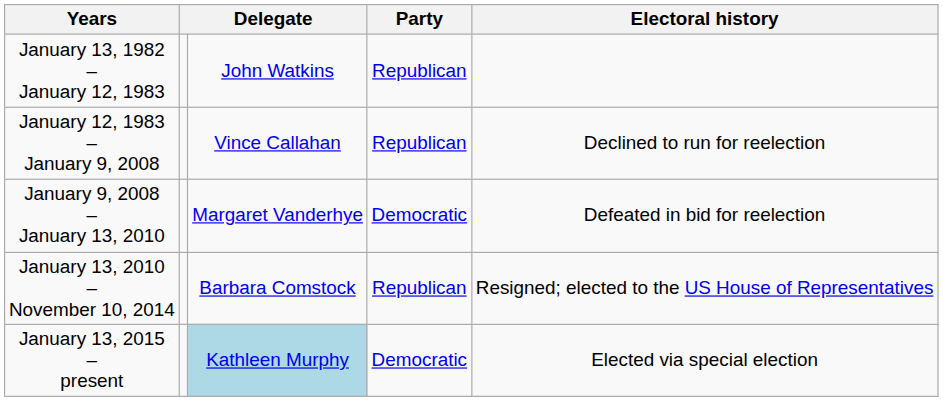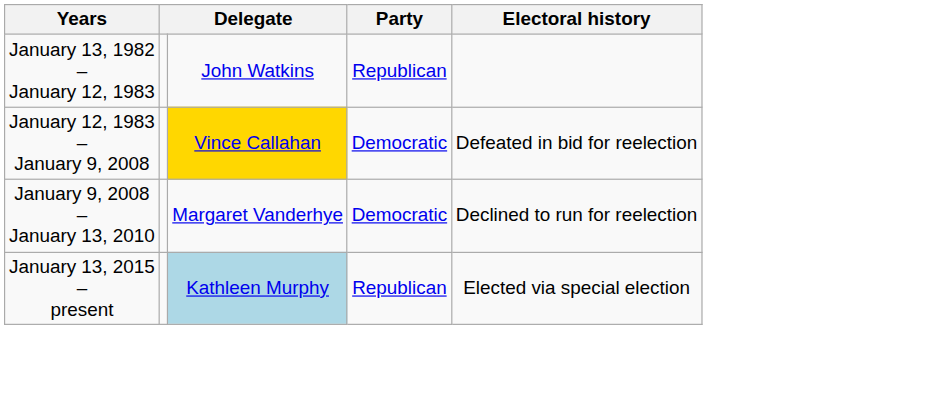(278, 143) no background -> (258, 143) gold background
(419, 143) Republican -> (399, 143) Democratic
(705, 143) Declined to run for reelection -> (577, 143) Defeated in bid for reelection
(705, 215) Defeated in bid for reelection -> (577, 215) Declined to run for reelection
- row: (92, 287)
(419, 360) Democratic -> (399, 287) Republican
